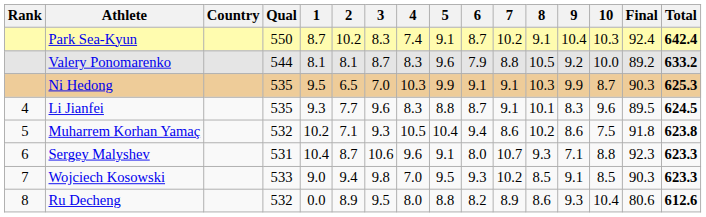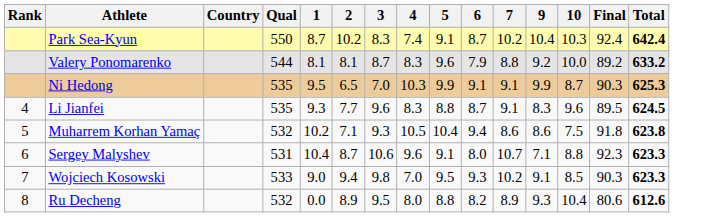- column: (542, 16)
